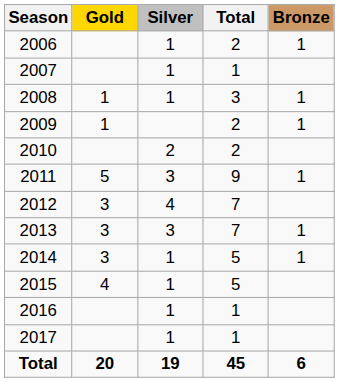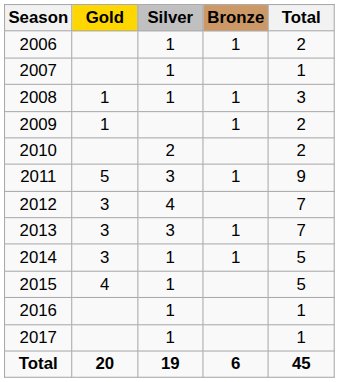columns swapped: (301, 17) <-> (236, 17)
